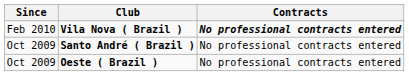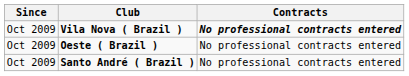(31, 29) Feb 2010 -> (31, 29) Oct 2009
rows swapped: (109, 62) <-> (128, 46)
